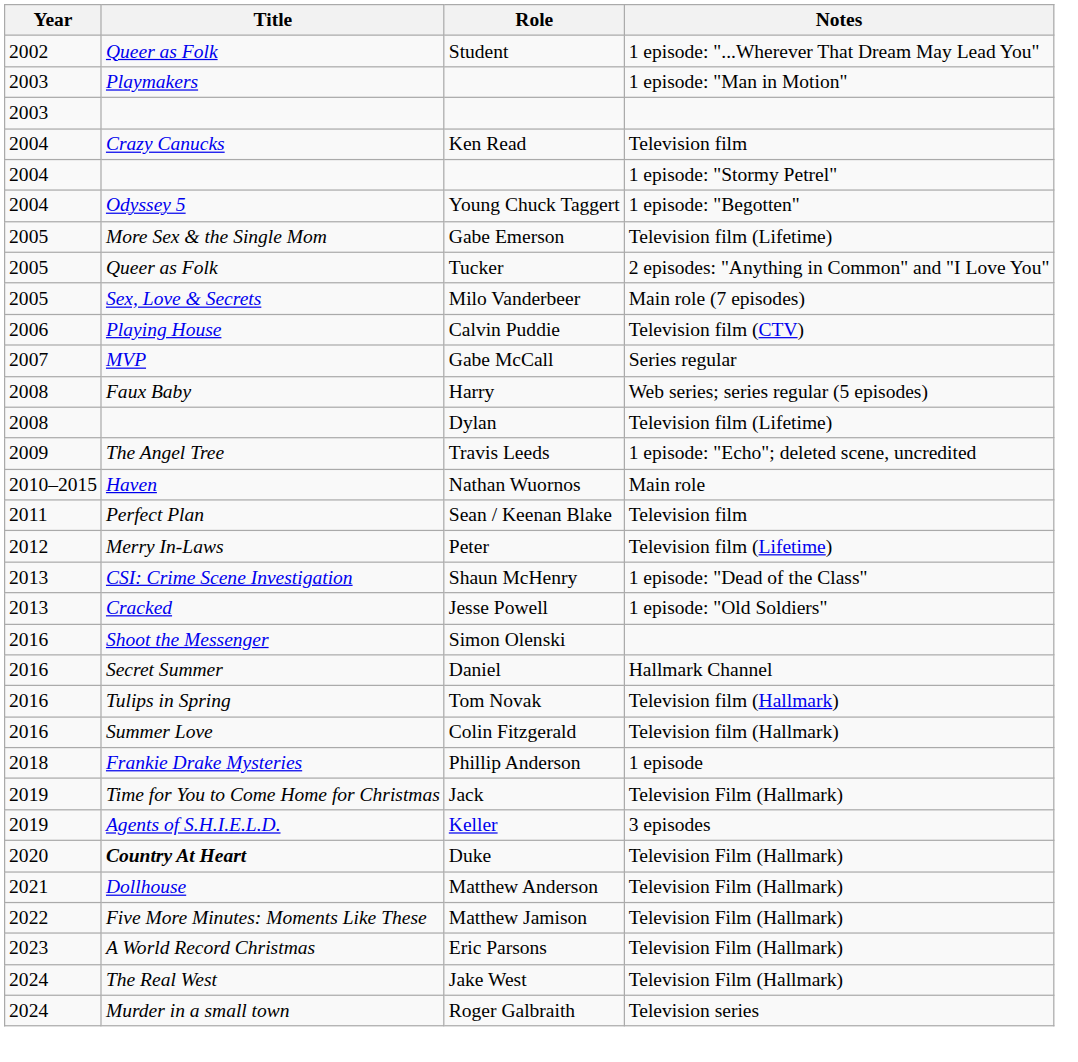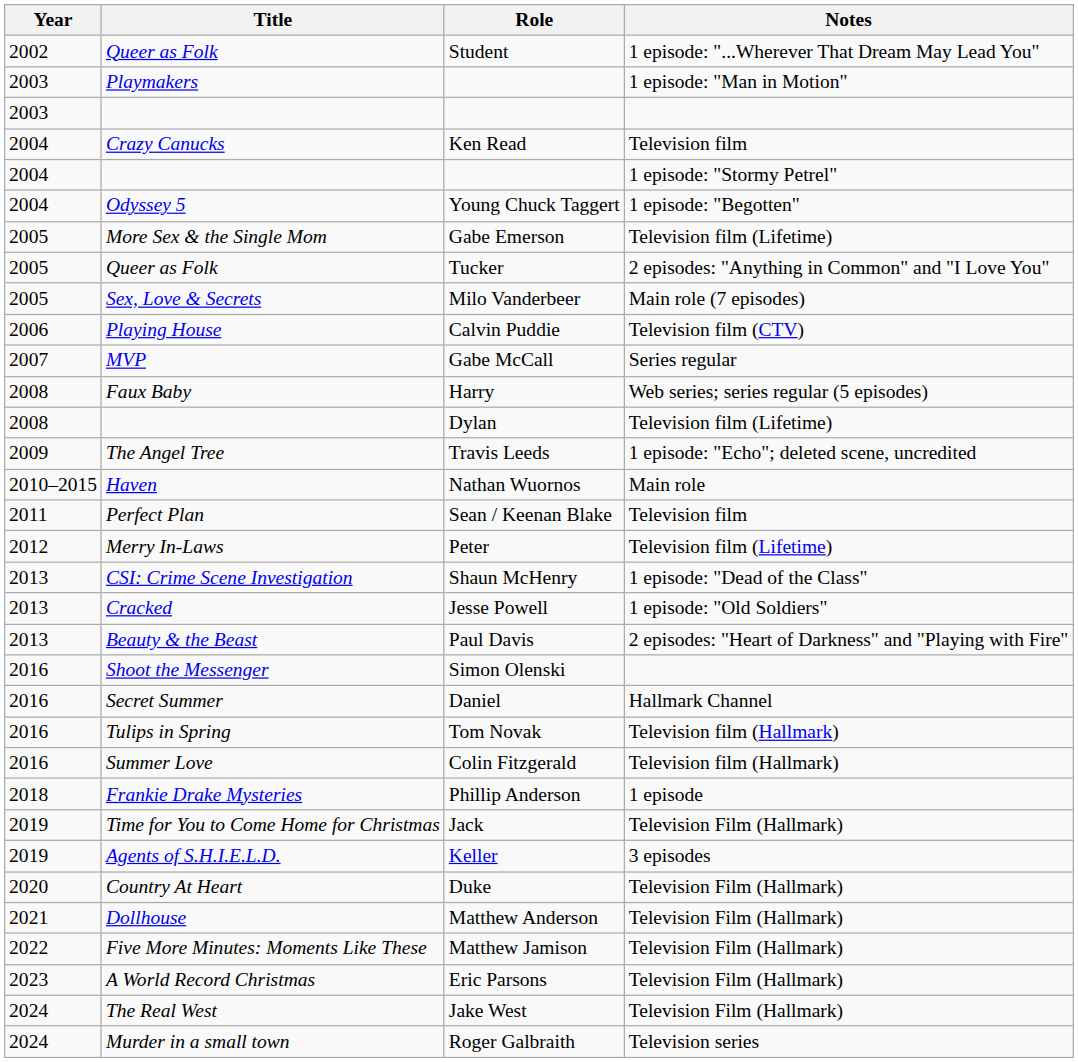+ row: (491, 639)
(176, 855) bold -> (174, 886) normal
